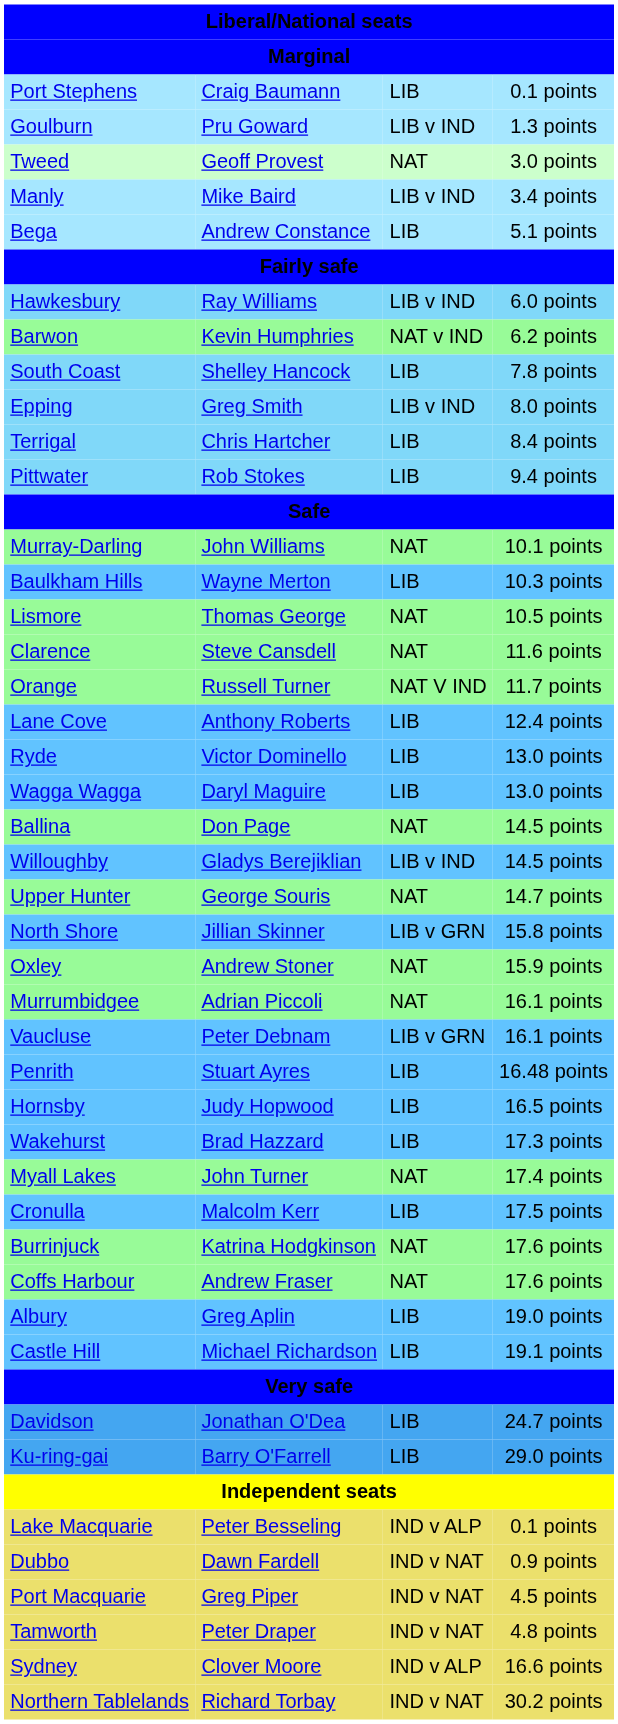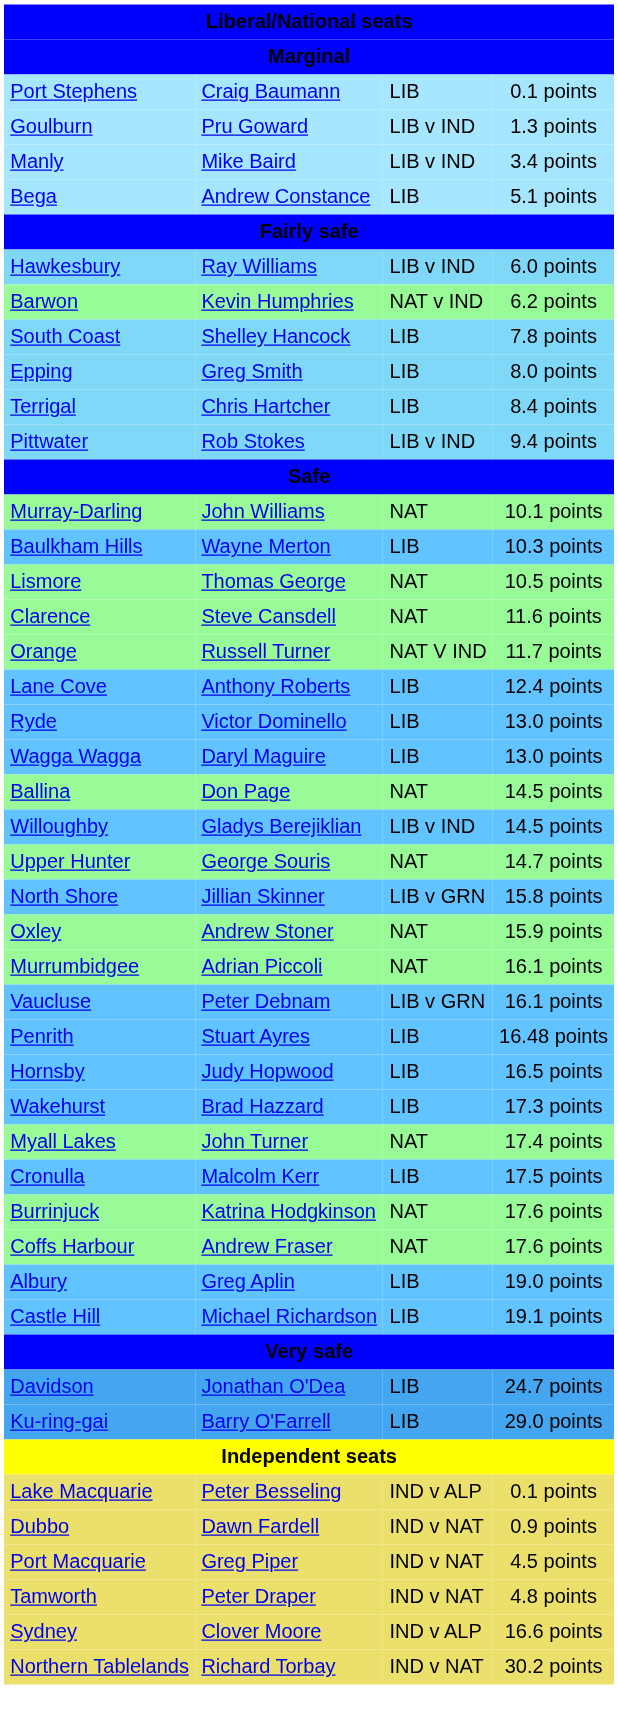- row: (40, 162)
(432, 407) LIB v IND -> (405, 372) LIB
(405, 477) LIB -> (432, 442) LIB v IND
